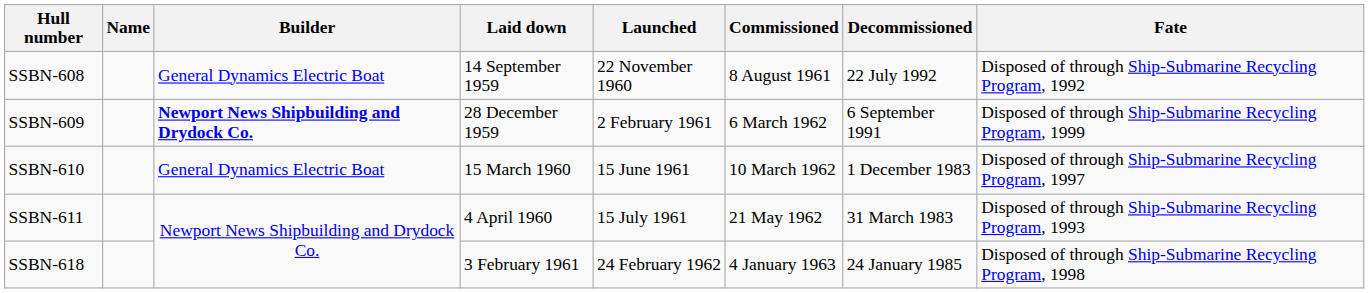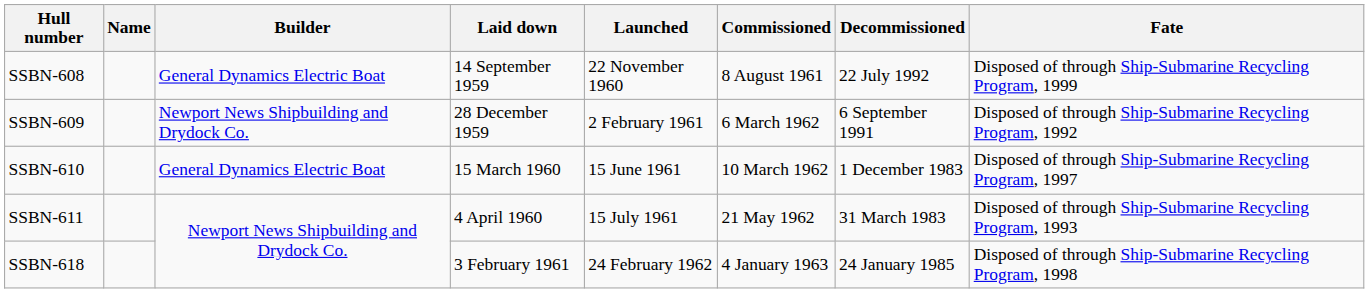(1149, 75) Disposed of through Ship-Submarine Recycling Program, 1992 -> (1141, 75) Disposed of through Ship-Submarine Recycling Program, 1999
(279, 122) bold -> (273, 122) normal
(1149, 122) Disposed of through Ship-Submarine Recycling Program, 1999 -> (1141, 122) Disposed of through Ship-Submarine Recycling Program, 1992
